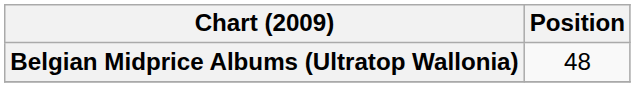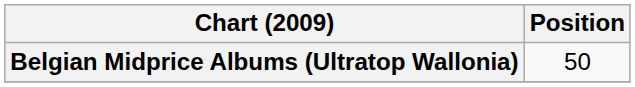(577, 61) 48 -> (577, 61) 50
